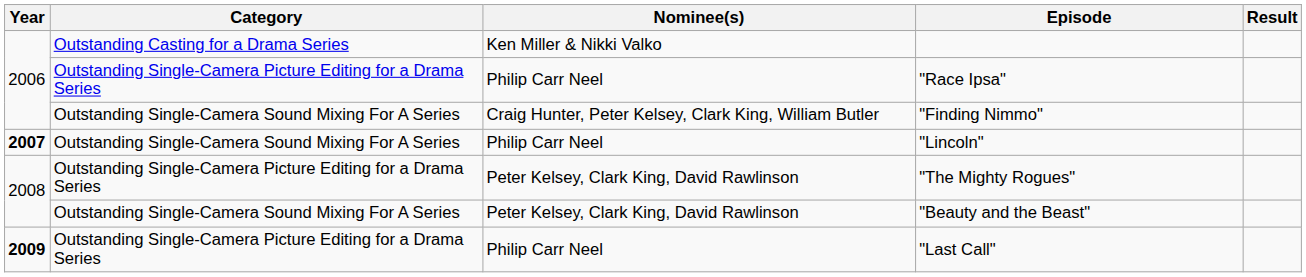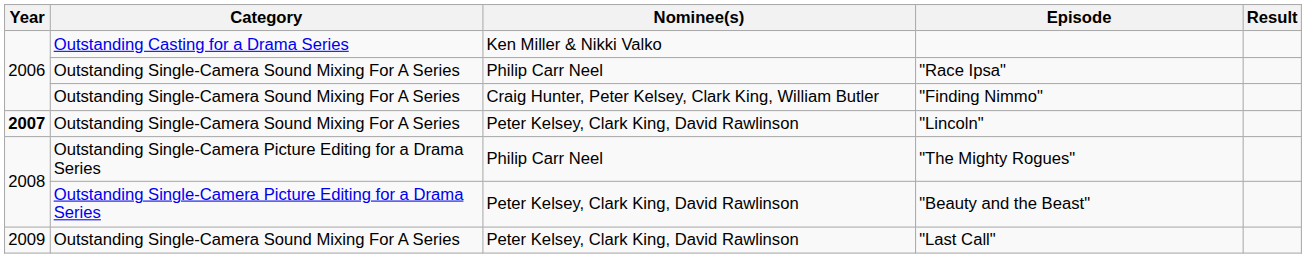(259, 79) Outstanding Single-Camera Picture Editing for a Drama Series -> (257, 70) Outstanding Single-Camera Sound Mixing For A Series
(545, 141) Philip Carr Neel -> (643, 123) Peter Kelsey, Clark King, David Rawlinson
(643, 177) Peter Kelsey, Clark King, David Rawlinson -> (545, 159) Philip Carr Neel
(257, 213) Outstanding Single-Camera Sound Mixing For A Series -> (259, 204) Outstanding Single-Camera Picture Editing for a Drama Series
(27, 249) bold -> (27, 239) normal
(259, 249) Outstanding Single-Camera Picture Editing for a Drama Series -> (257, 239) Outstanding Single-Camera Sound Mixing For A Series
(545, 249) Philip Carr Neel -> (643, 239) Peter Kelsey, Clark King, David Rawlinson
